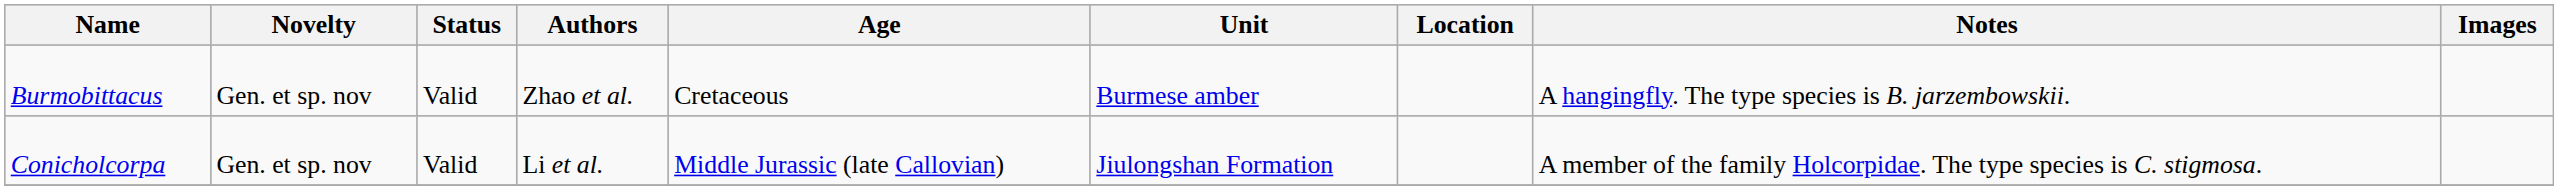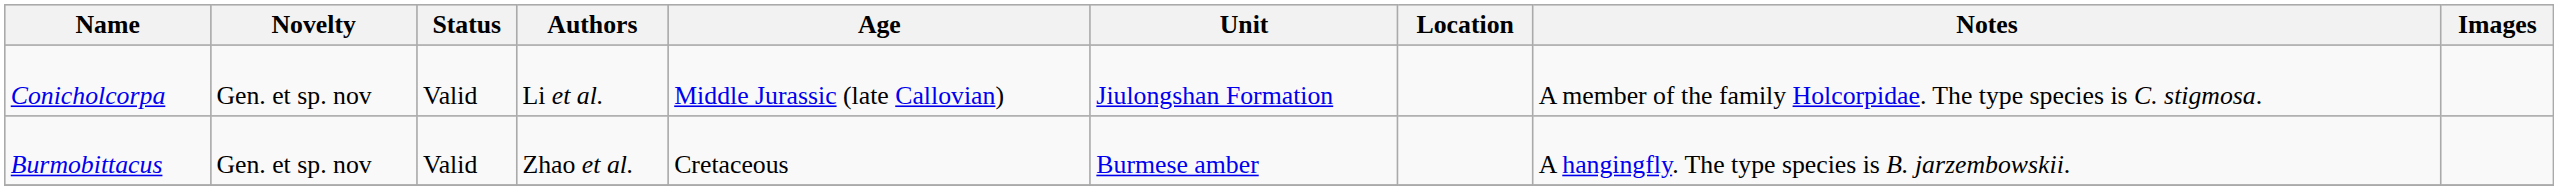rows swapped: (87, 94) <-> (88, 164)
